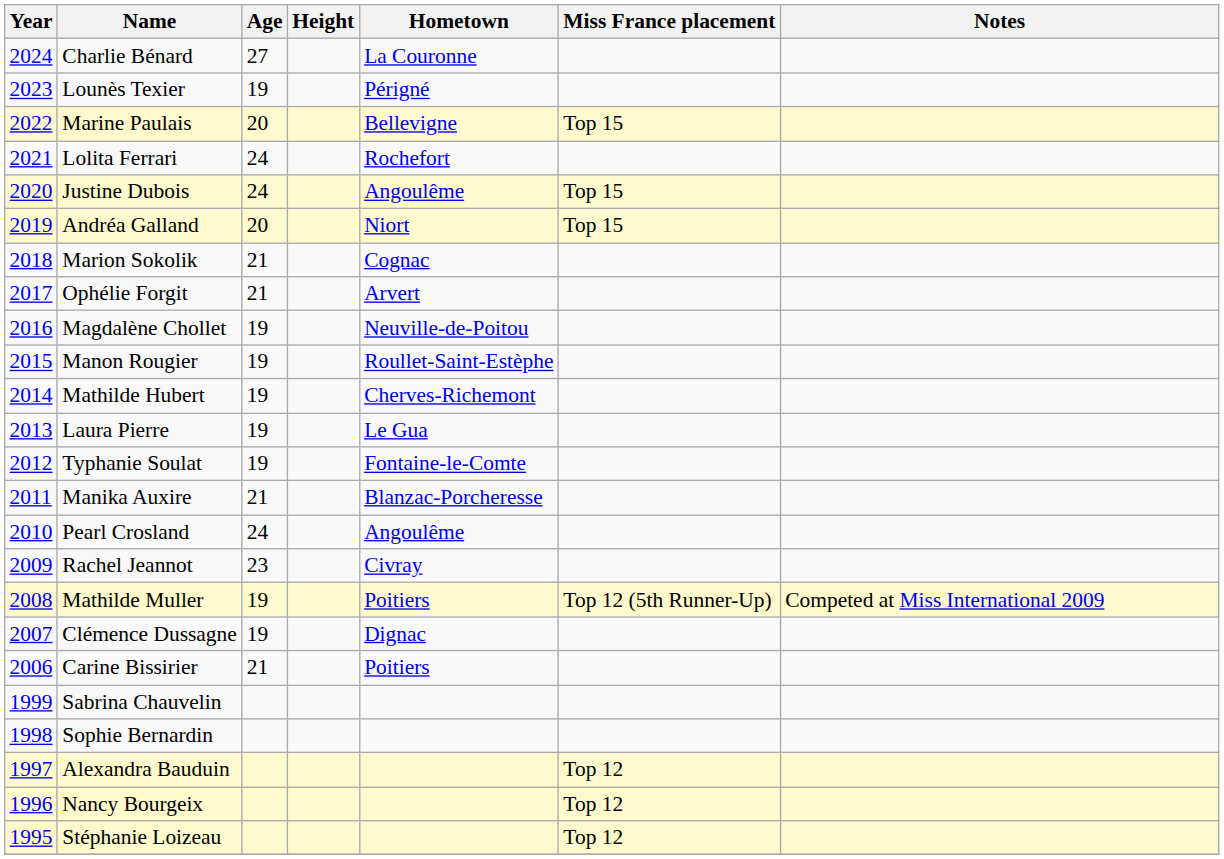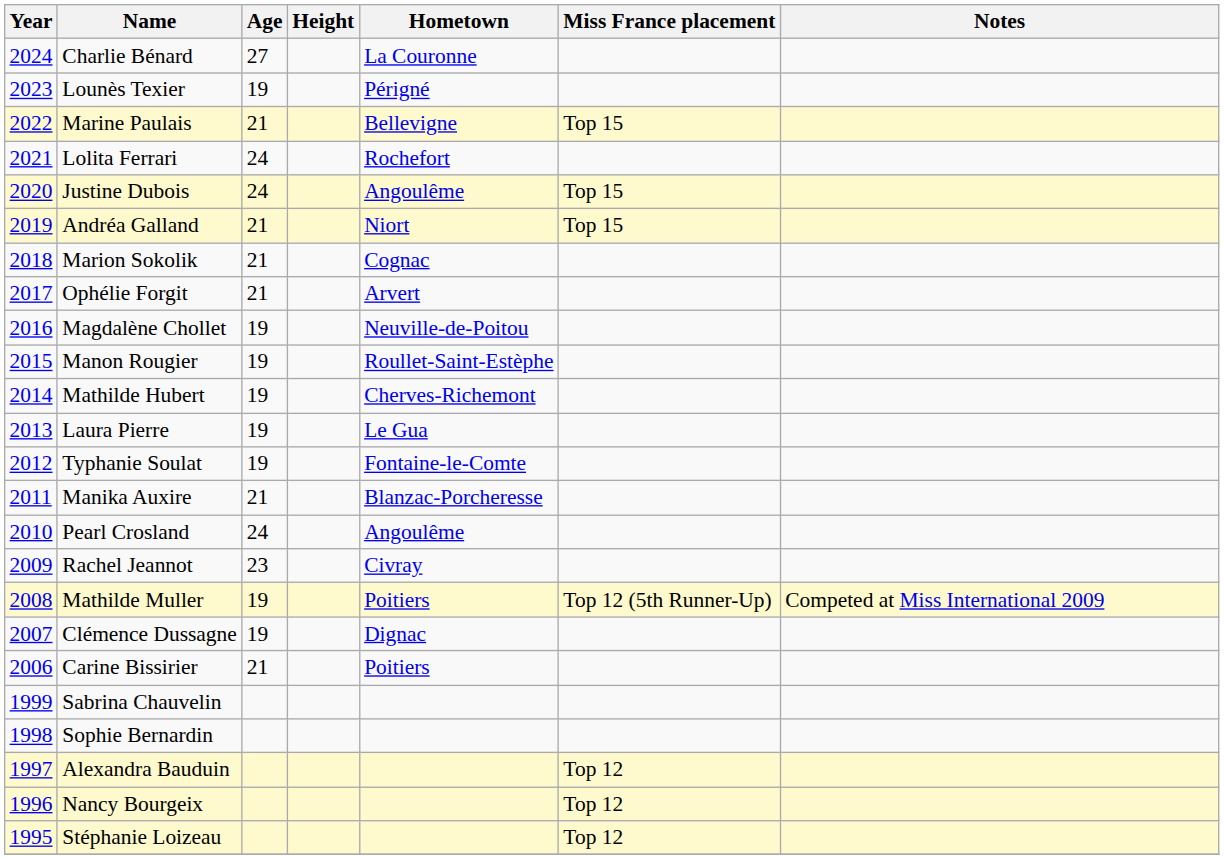(257, 123) 20 -> (257, 123) 21
(257, 225) 20 -> (257, 225) 21
